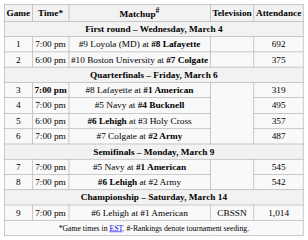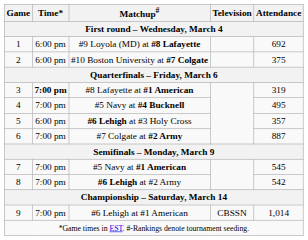(51, 44) 7:00 pm -> (51, 44) 6:00 pm
(279, 136) 487 -> (279, 136) 887
